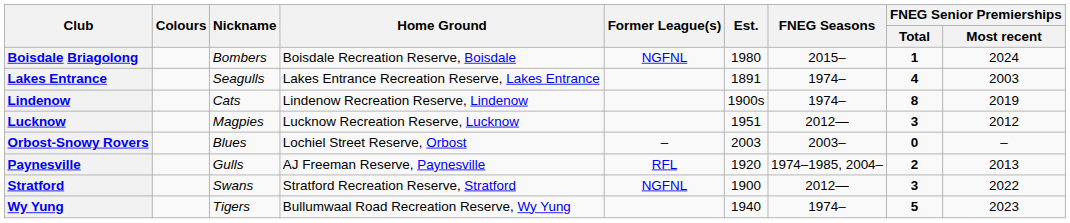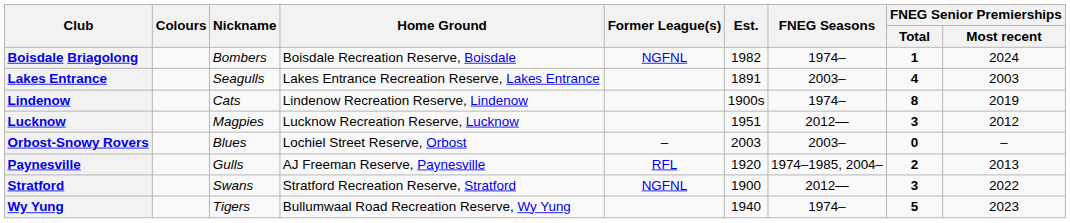(746, 57) 1980 -> (746, 57) 1982
(827, 57) 2015– -> (827, 57) 1974–
(827, 79) 1974– -> (827, 79) 2003–
